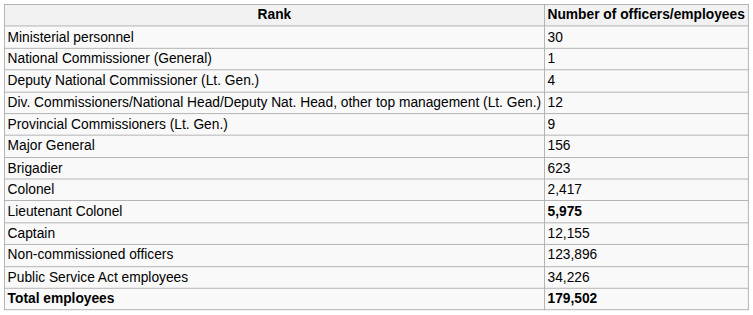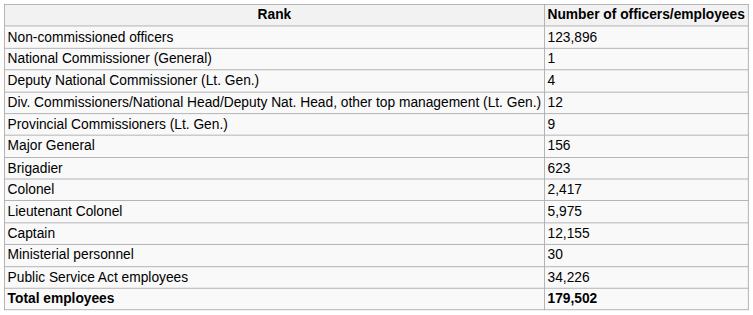rows swapped: (71, 37) <-> (90, 255)
(565, 211) bold -> (565, 211) normal
